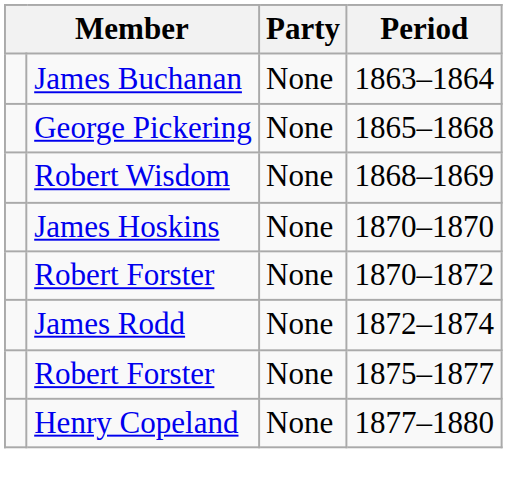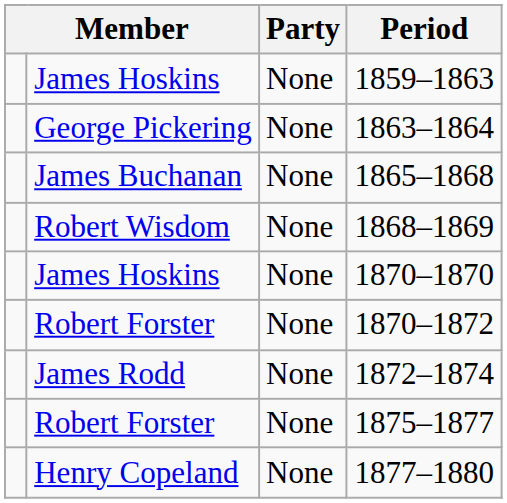+ row: (424, 78)
(138, 78) James Buchanan -> (143, 127) George Pickering
(143, 127) George Pickering -> (138, 176) James Buchanan
